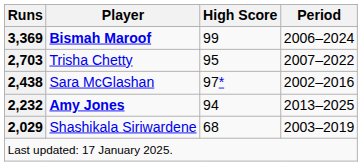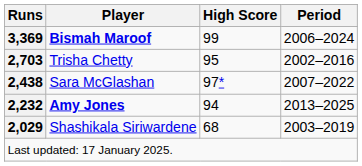(319, 60) 2007–2022 -> (319, 60) 2002–2016
(319, 82) 2002–2016 -> (319, 82) 2007–2022
